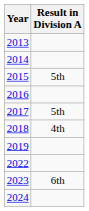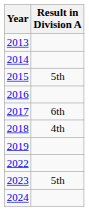(58, 111) 5th -> (58, 111) 6th
(58, 180) 6th -> (58, 180) 5th
